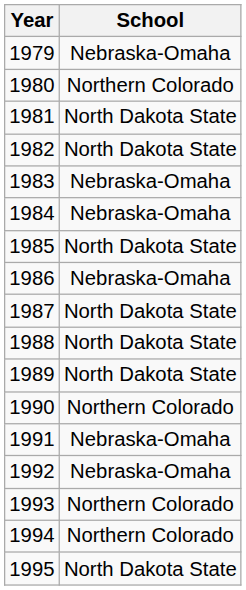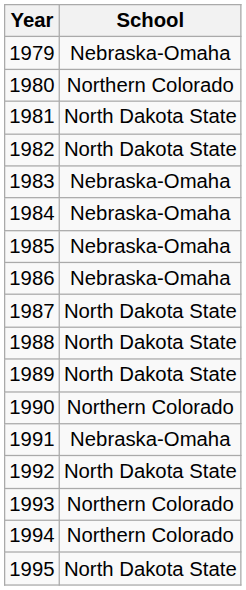(150, 246) North Dakota State -> (150, 246) Nebraska-Omaha
(150, 471) Nebraska-Omaha -> (150, 471) North Dakota State
